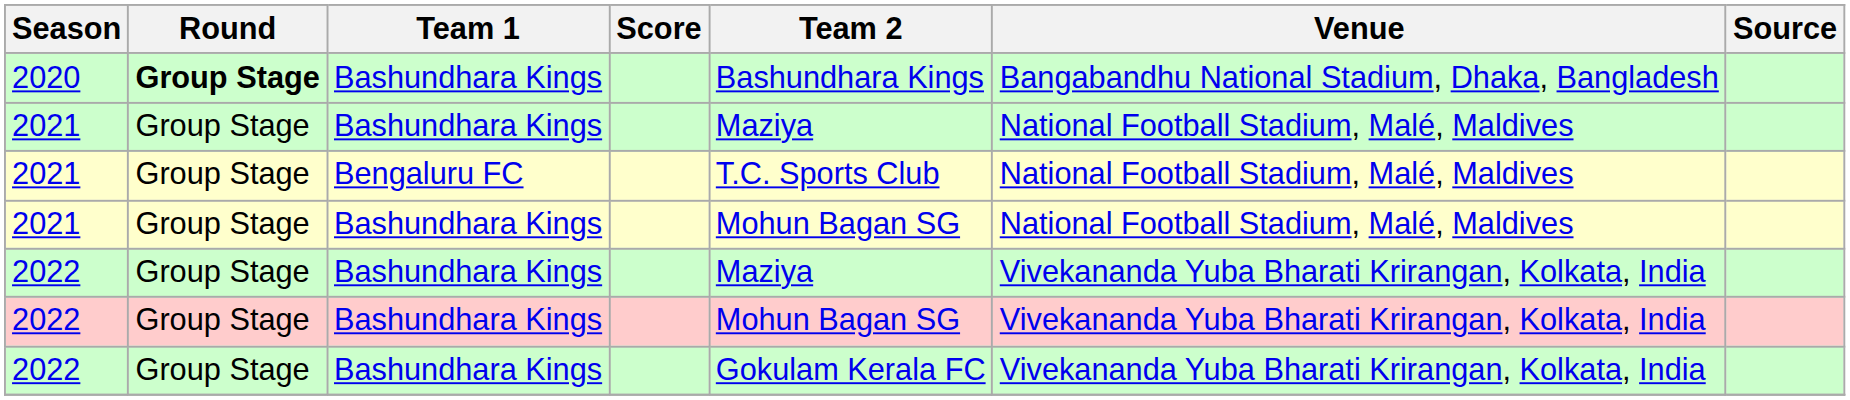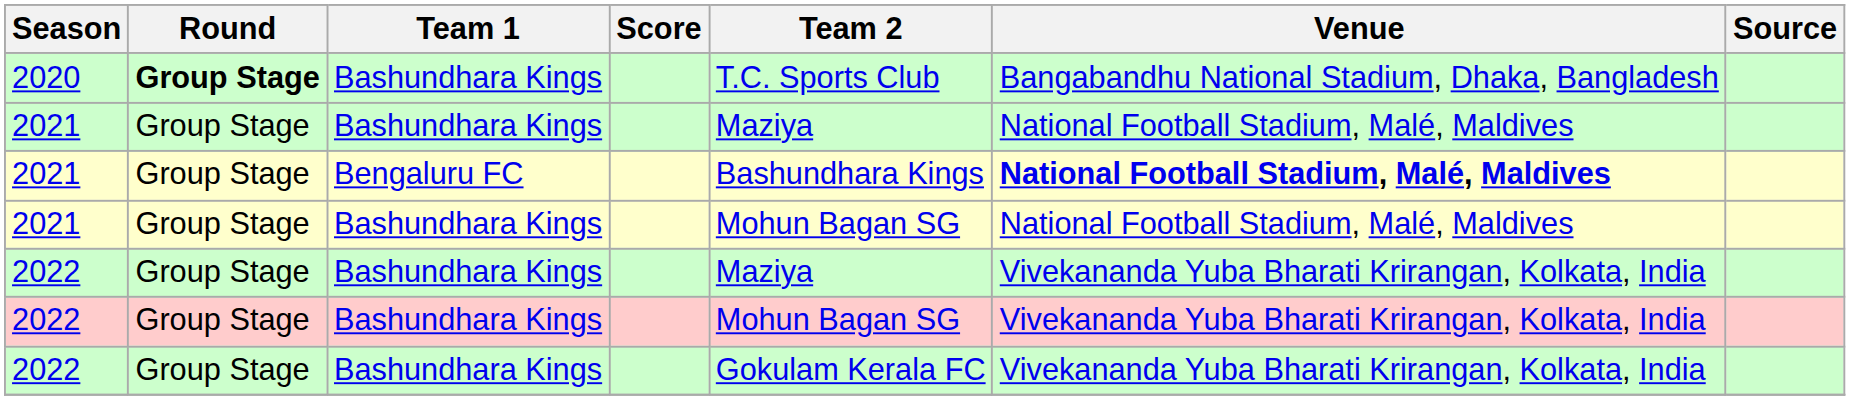(850, 77) Bashundhara Kings -> (828, 77) T.C. Sports Club
(828, 175) T.C. Sports Club -> (850, 175) Bashundhara Kings
(1287, 175) normal -> (1305, 175) bold
